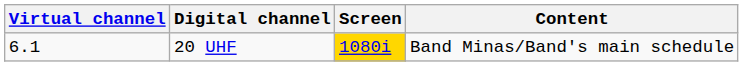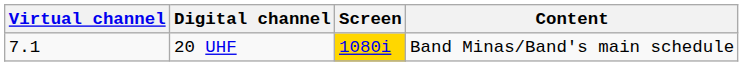(24, 47) 6.1 -> (24, 47) 7.1
